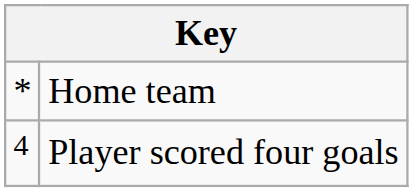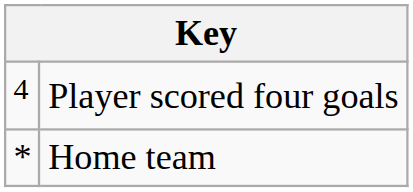rows swapped: (223, 152) <-> (132, 90)
